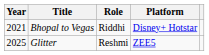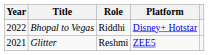(16, 27) 2021 -> (16, 27) 2022
(16, 43) 2025 -> (16, 43) 2021
